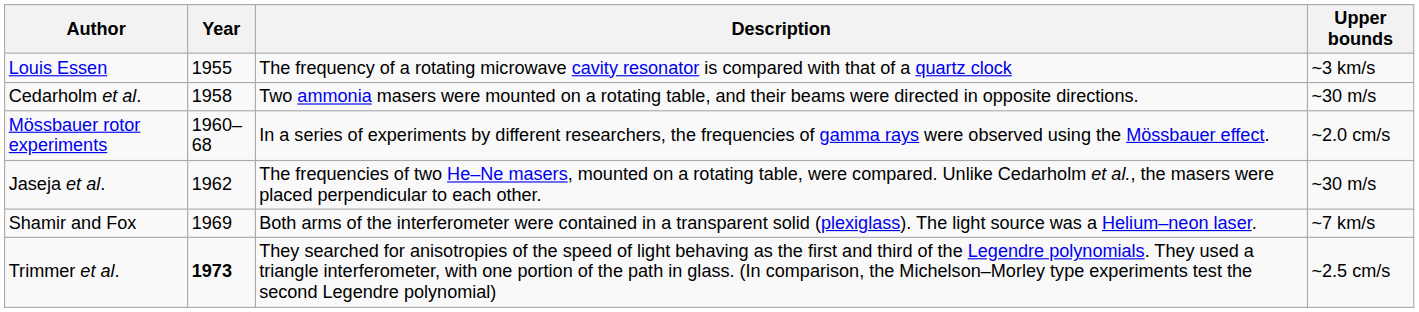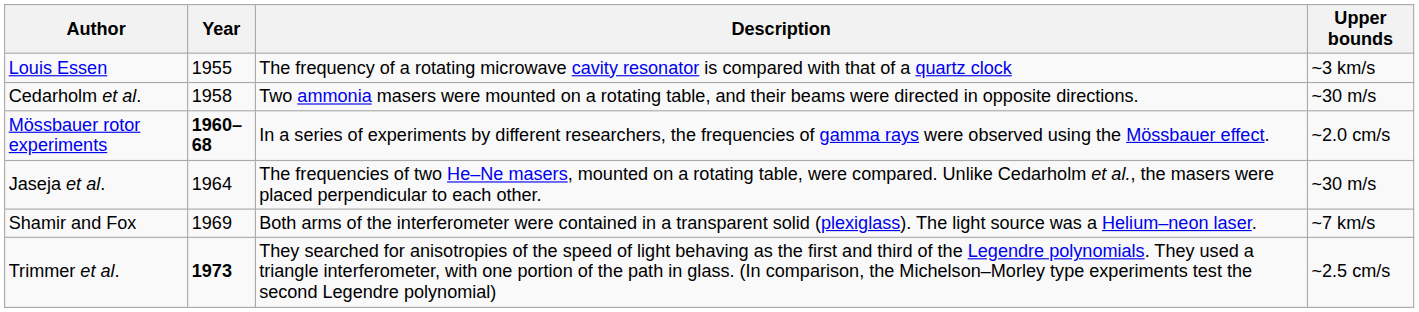(217, 135) normal -> (217, 135) bold
(212, 184) 1962 -> (212, 184) 1964
